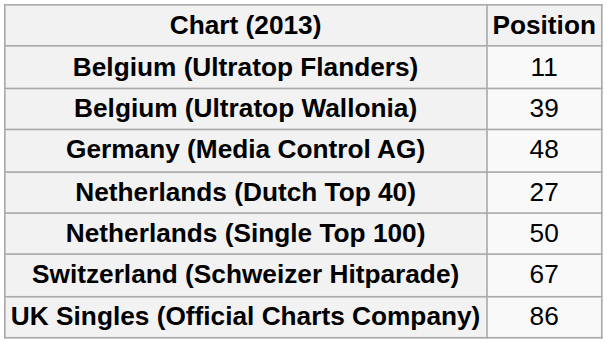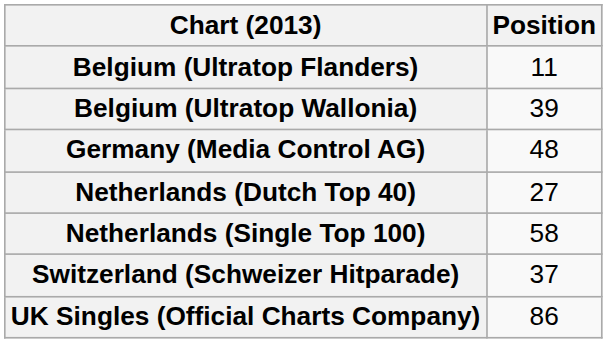(544, 233) 50 -> (544, 233) 58
(544, 274) 67 -> (544, 274) 37
